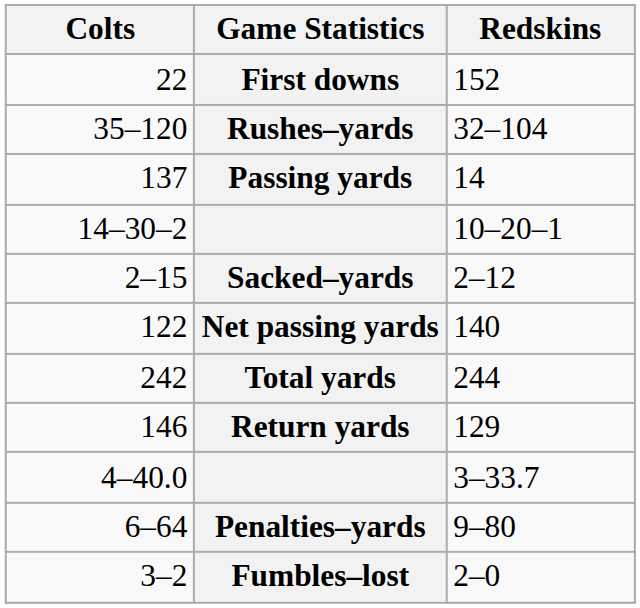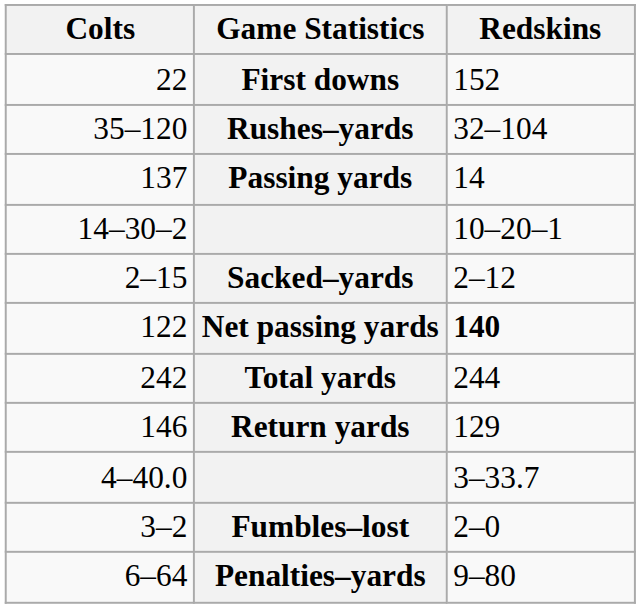(477, 327) normal -> (477, 327) bold
rows swapped: (164, 576) <-> (156, 526)
